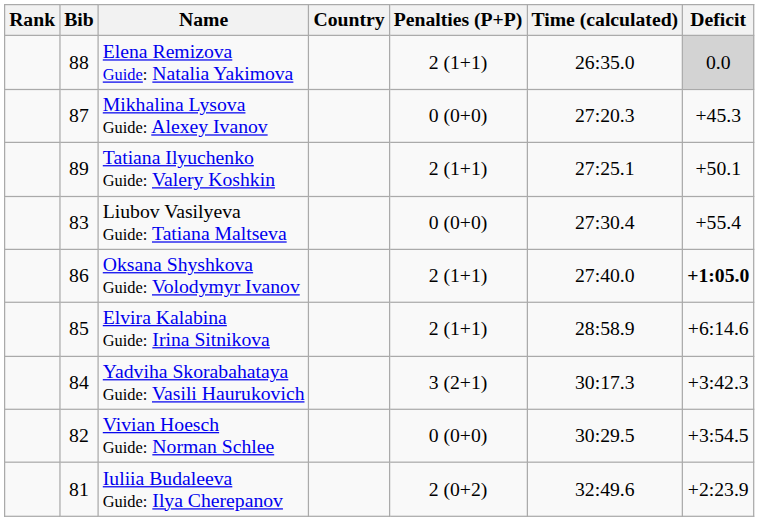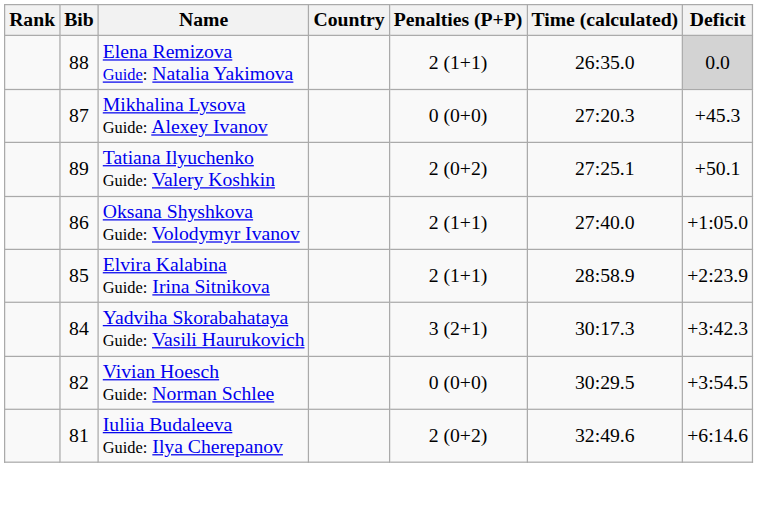(458, 169) 2 (1+1) -> (458, 169) 2 (0+2)
- row: (195, 222)
(718, 275) bold -> (718, 222) normal
(718, 329) +6:14.6 -> (718, 275) +2:23.9
(718, 489) +2:23.9 -> (718, 435) +6:14.6
